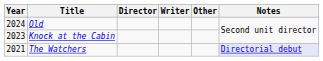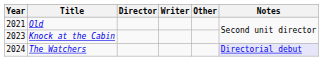(16, 24) 2024 -> (16, 24) 2021
(16, 50) 2021 -> (16, 50) 2024
